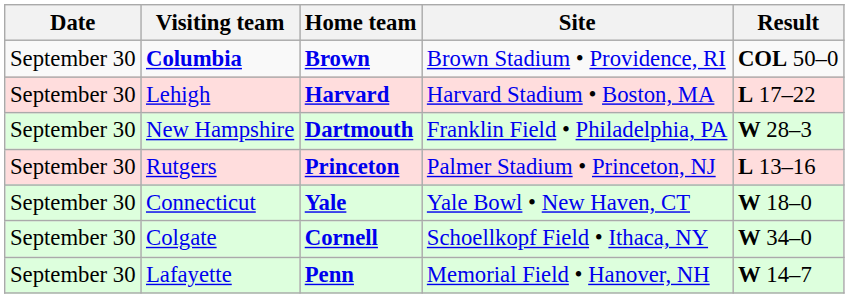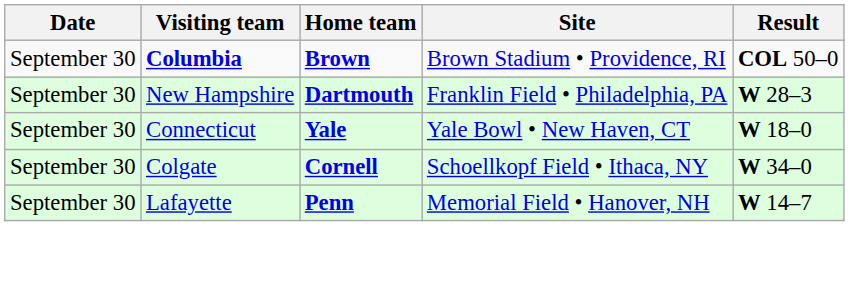- row: (178, 94)
- row: (181, 166)
